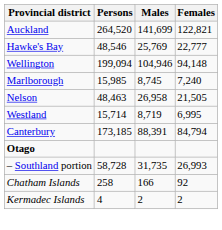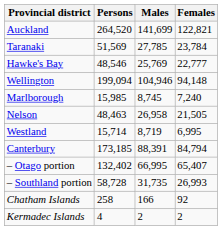+ row: (25, 47)
- row: (21, 149)
+ row: (41, 166)
